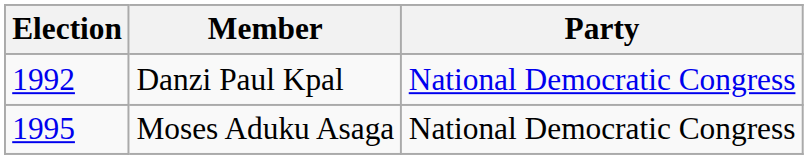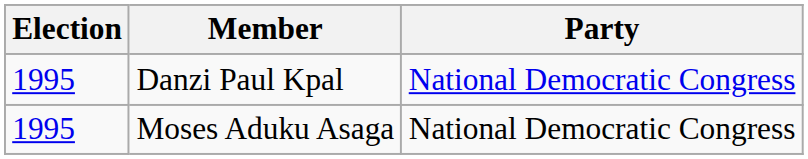(44, 79) 1992 -> (44, 79) 1995
